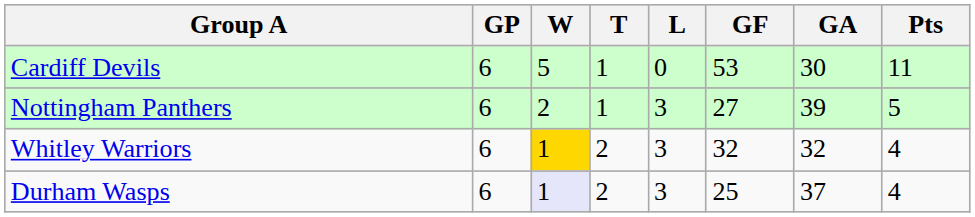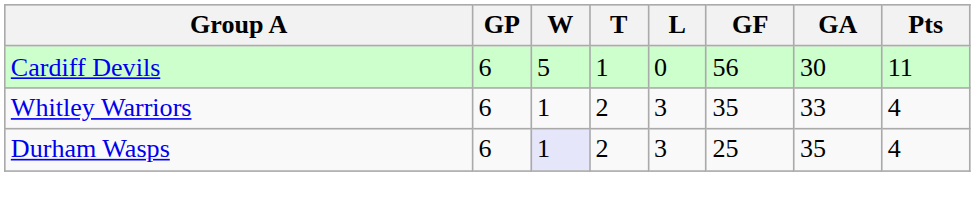(725, 66) 53 -> (725, 66) 56
- row: (121, 107)
(544, 149) gold background -> (544, 107) no background
(725, 149) 32 -> (725, 107) 35
(813, 149) 32 -> (813, 107) 33
(813, 190) 37 -> (813, 149) 35
